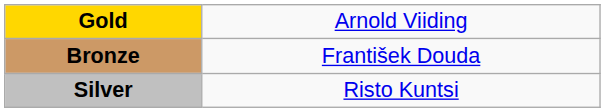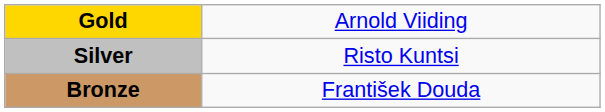rows swapped: (103, 90) <-> (103, 55)
